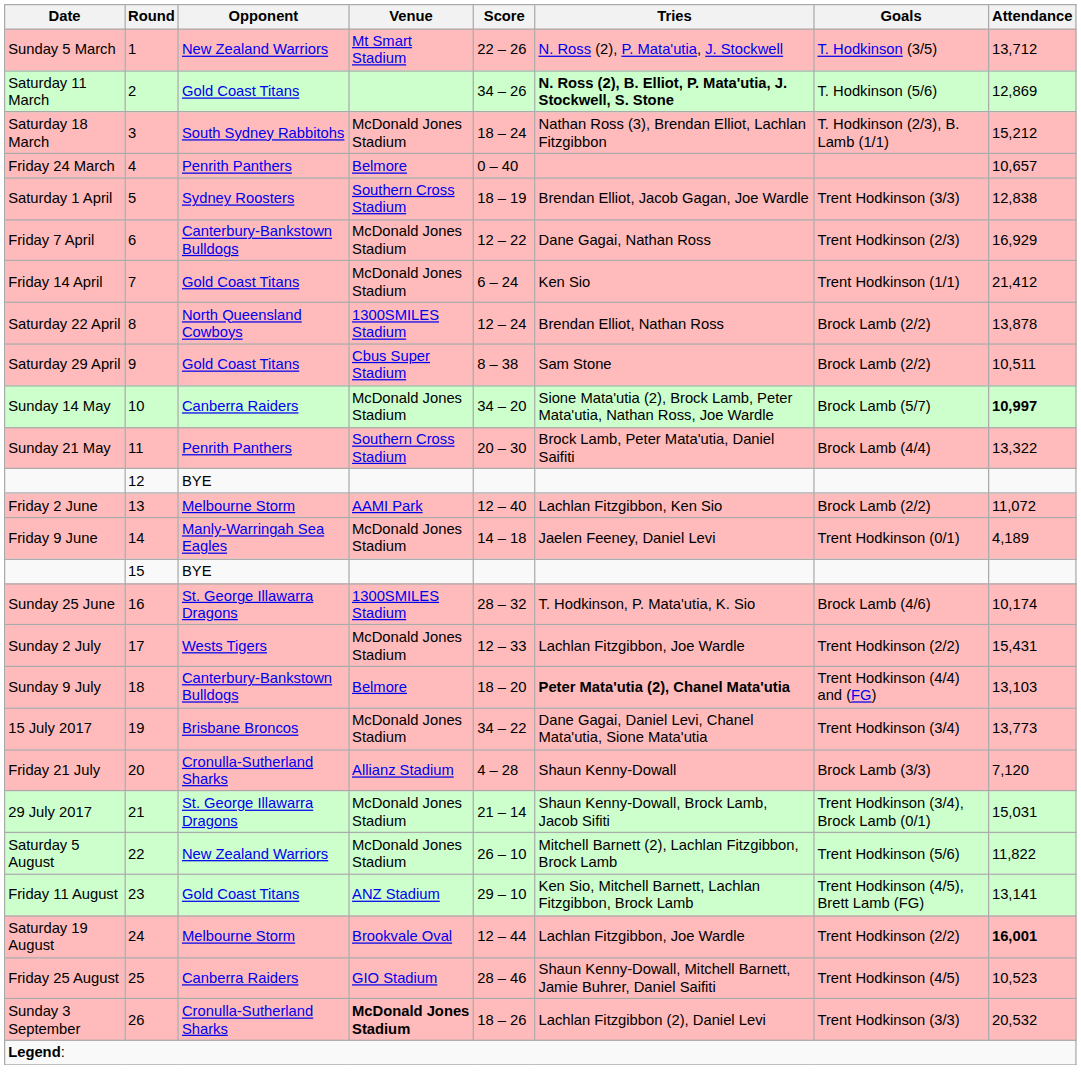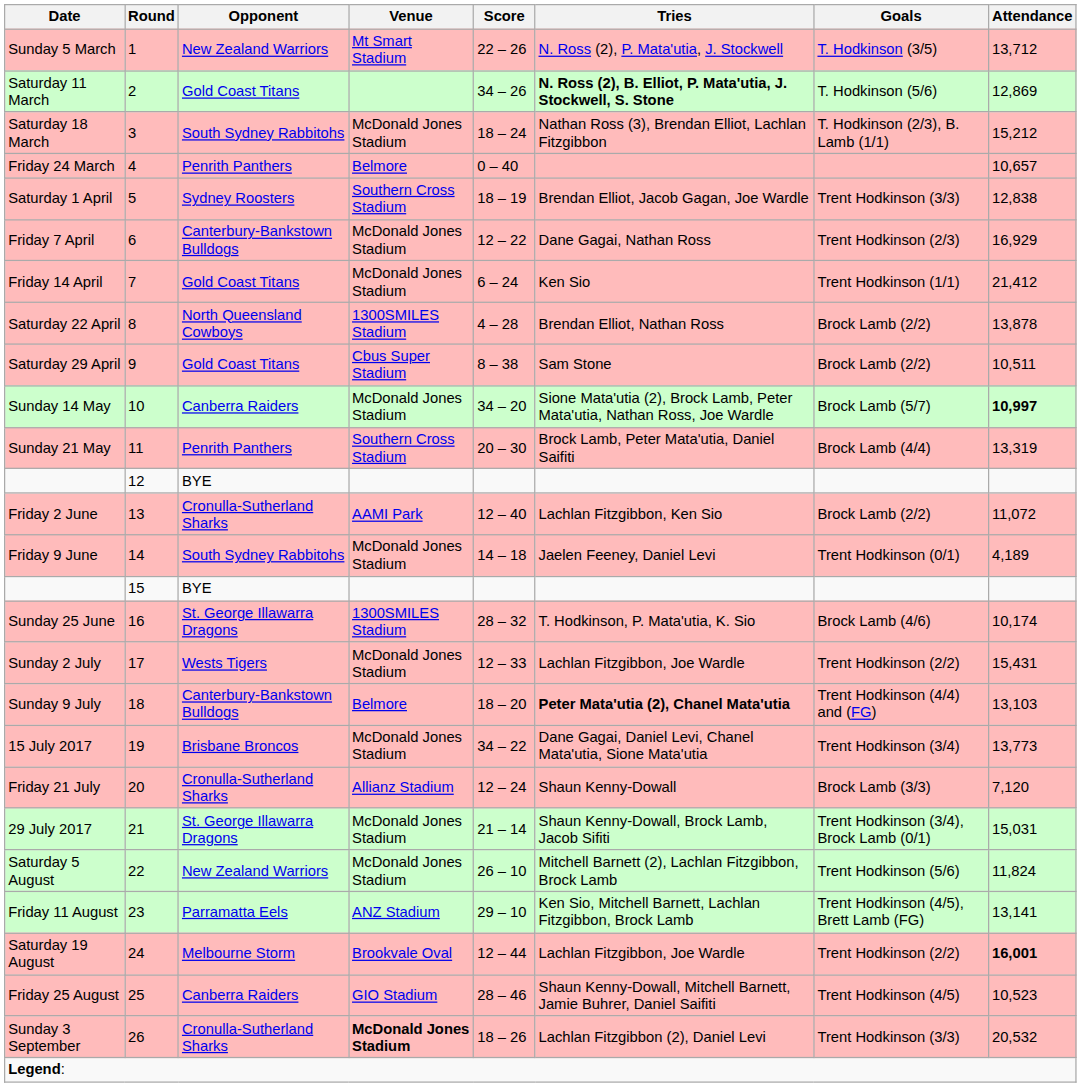(502, 323) 12 – 24 -> (498, 323) 4 – 28
(1015, 448) 13,322 -> (1015, 448) 13,319
(239, 505) Melbourne Storm -> (248, 514) Cronulla-Sutherland Sharks
(253, 538) Manly-Warringah Sea Eagles -> (263, 555) South Sydney Rabbitohs
(498, 770) 4 – 28 -> (502, 788) 12 – 24
(1014, 853) 11,822 -> (1014, 871) 11,824
(241, 895) Gold Coast Titans -> (235, 912) Parramatta Eels
